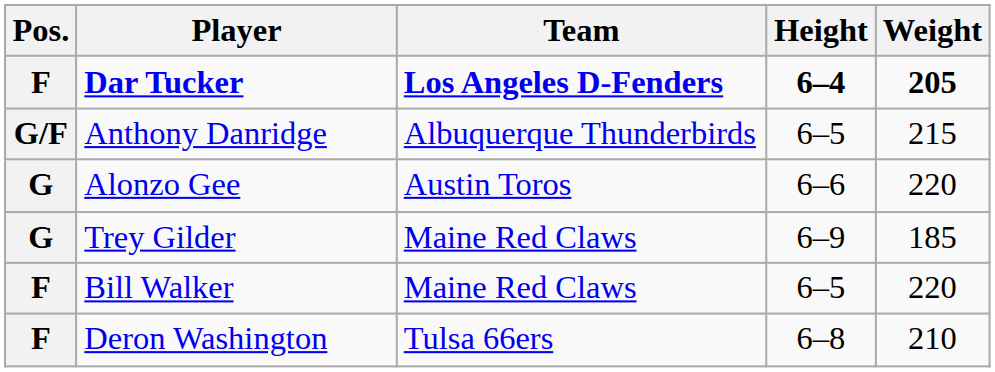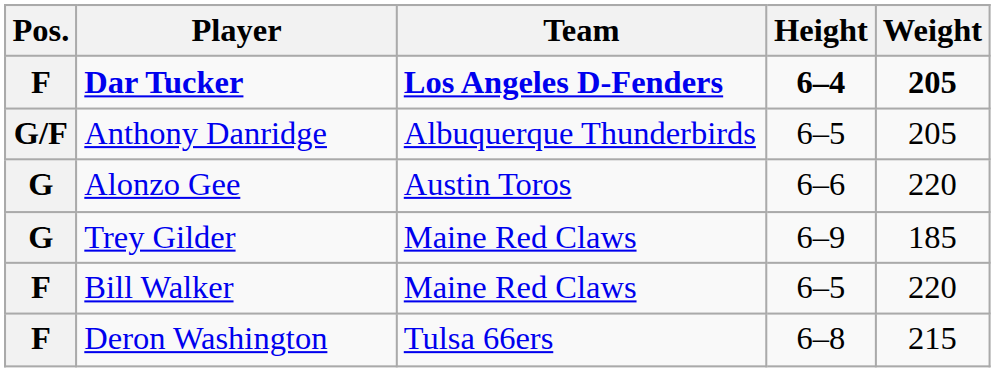(932, 133) 215 -> (932, 133) 205
(932, 339) 210 -> (932, 339) 215
